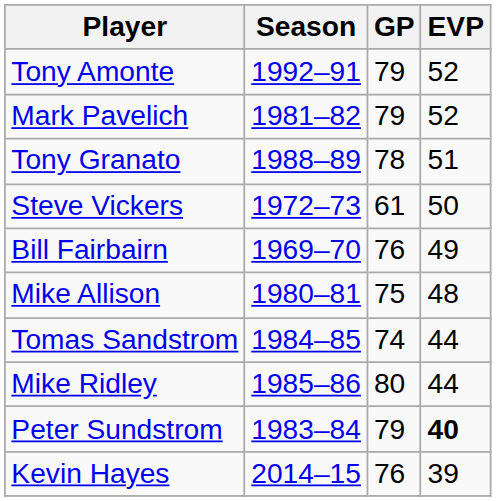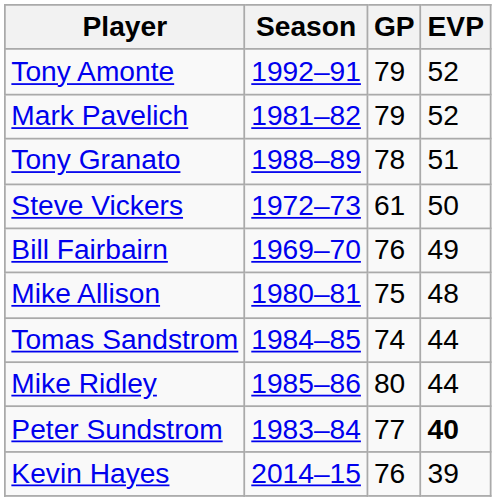(390, 428) 79 -> (390, 428) 77
